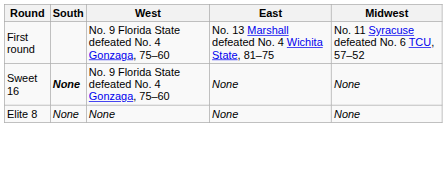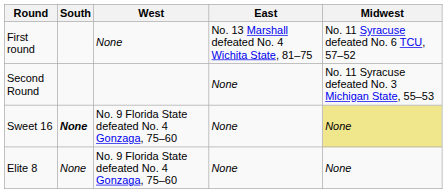(134, 43) No. 9 Florida State defeated No. 4 Gonzaga, 75–60 -> (109, 43) None
+ row: (25, 85)
(347, 85) no background -> (338, 126) khaki background
(102, 114) None -> (142, 168) No. 9 Florida State defeated No. 4 Gonzaga, 75–60
